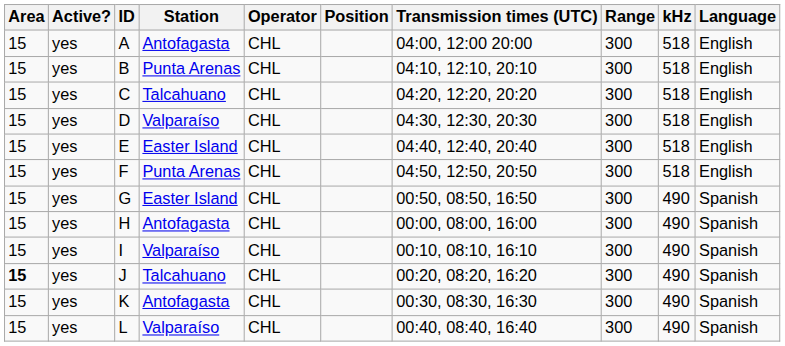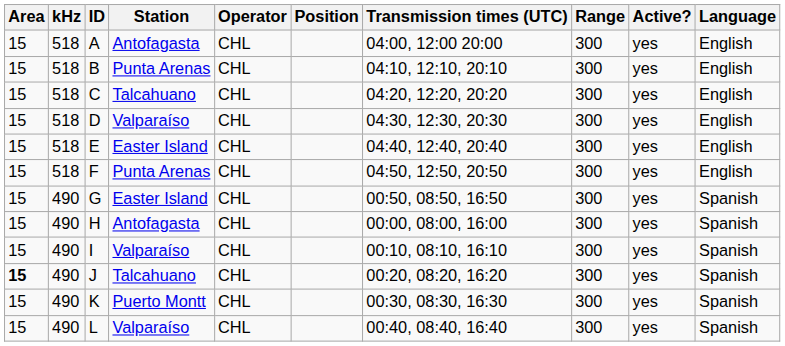columns swapped: (677, 17) <-> (82, 17)
(186, 302) Antofagasta -> (159, 302) Puerto Montt
